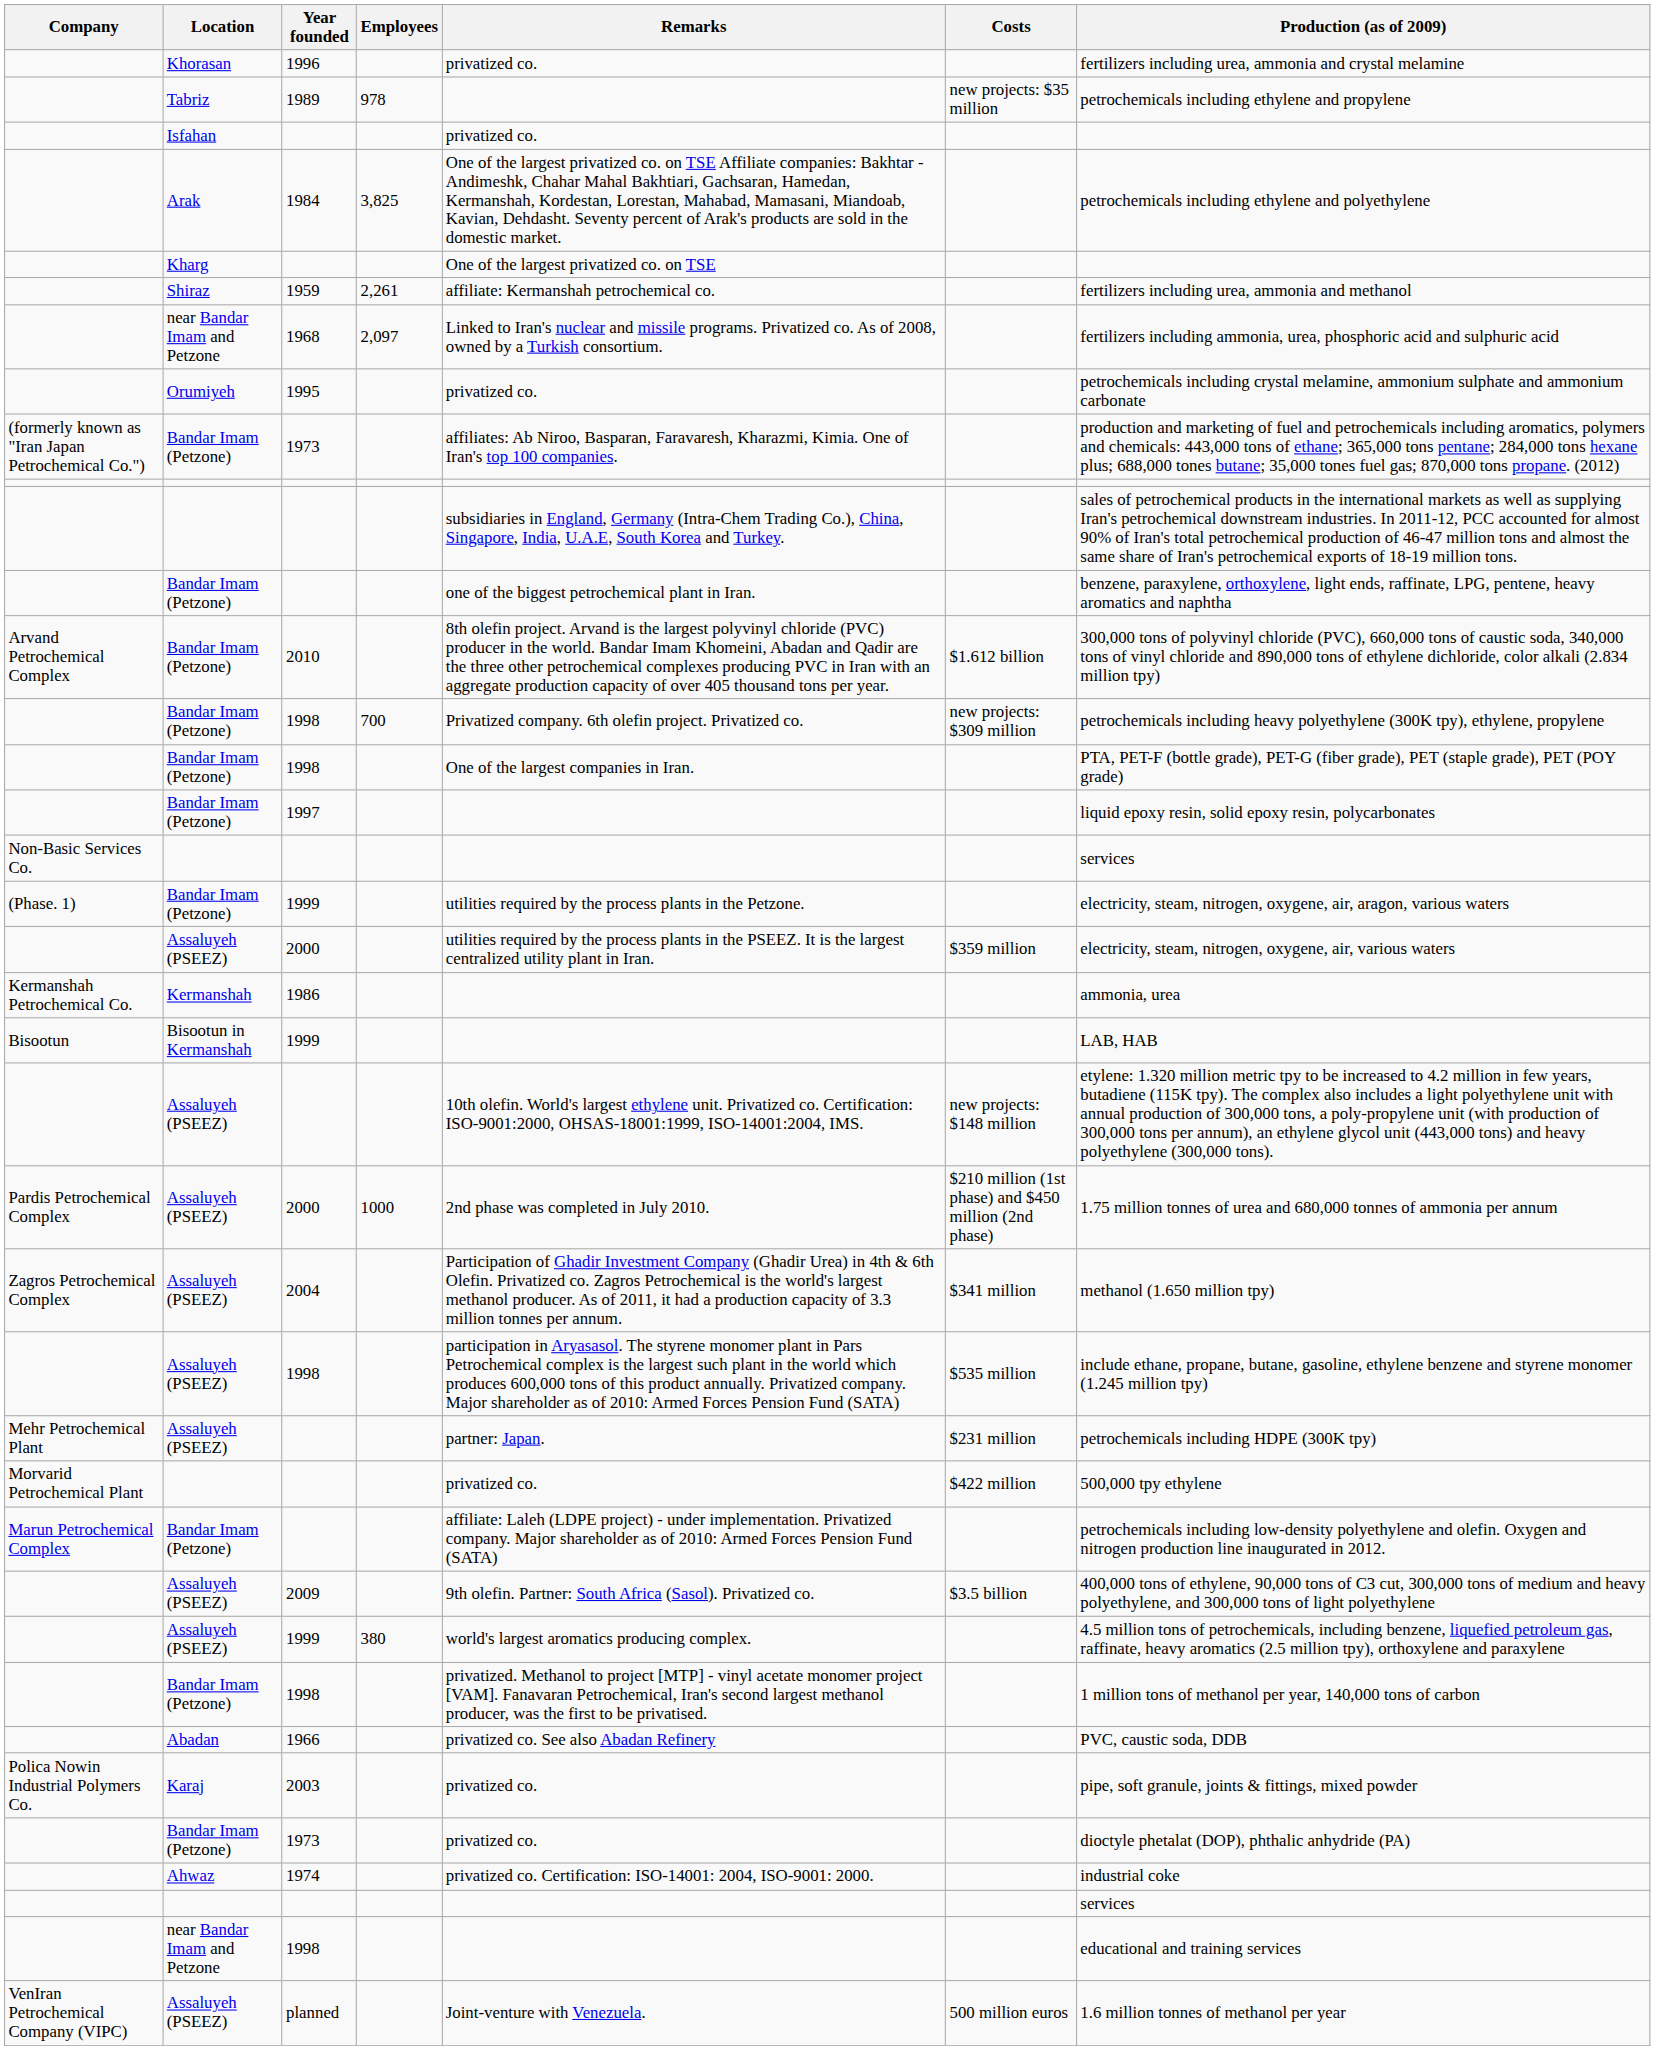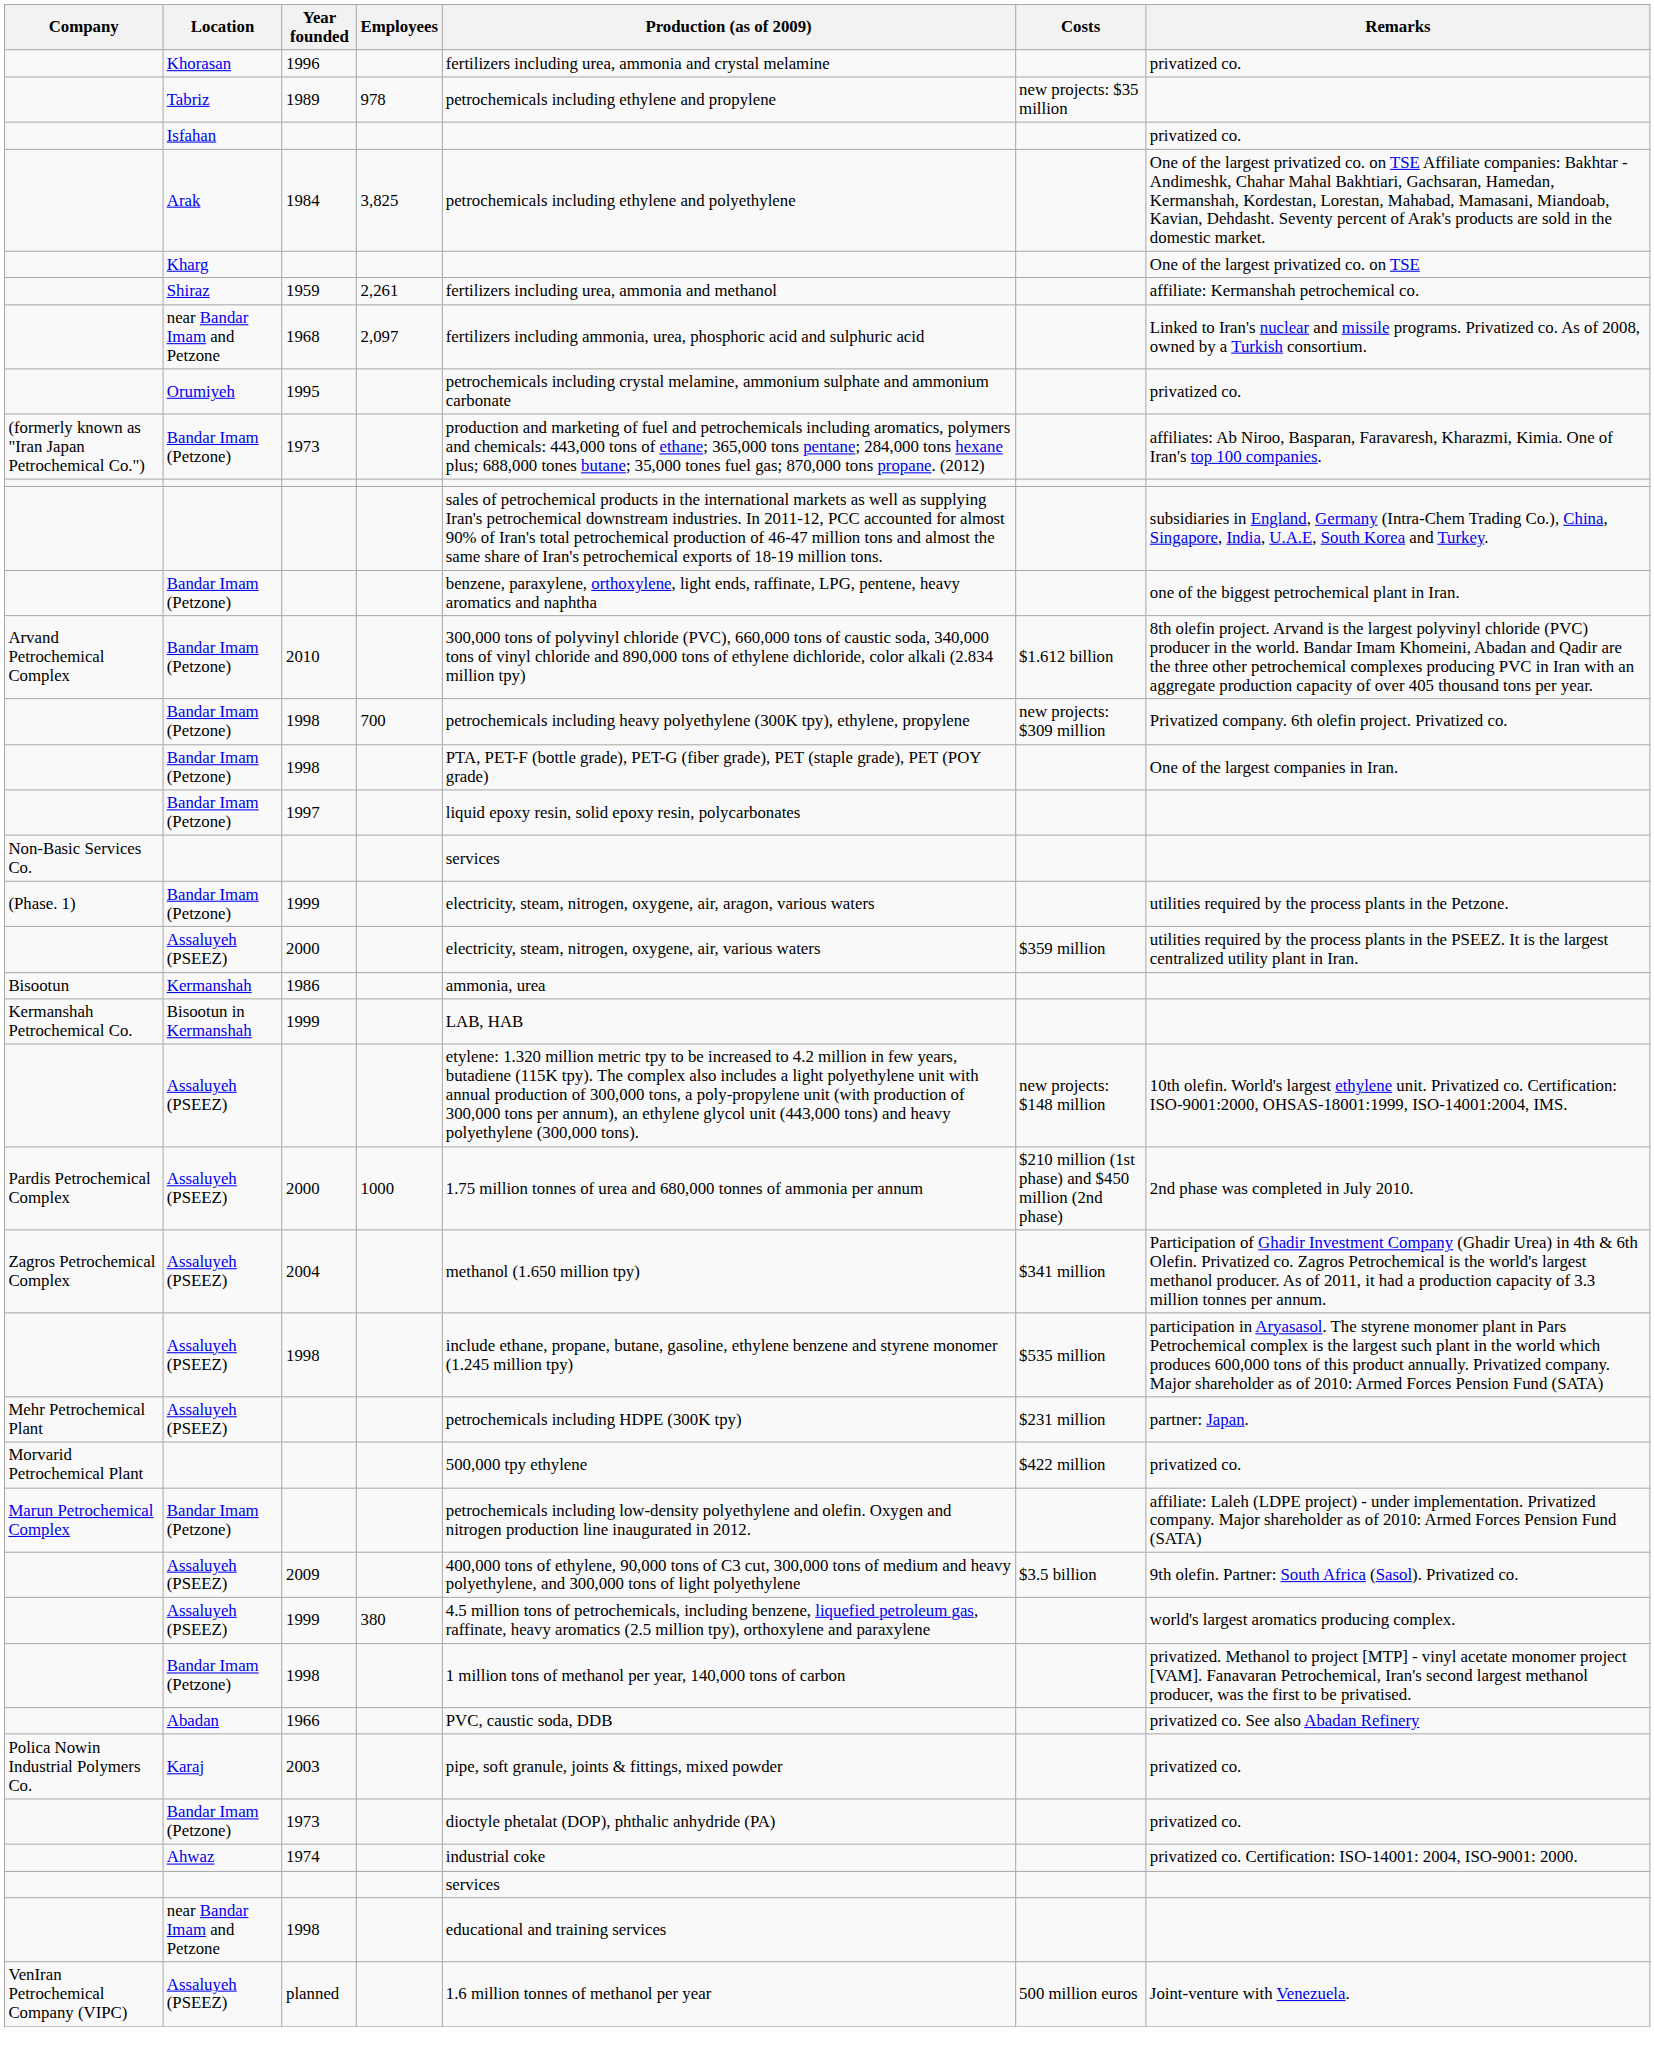columns swapped: (1363, 27) <-> (694, 27)
(70, 994) Kermanshah Petrochemical Co. -> (39, 985) Bisootun
(39, 1040) Bisootun -> (70, 1021) Kermanshah Petrochemical Co.
